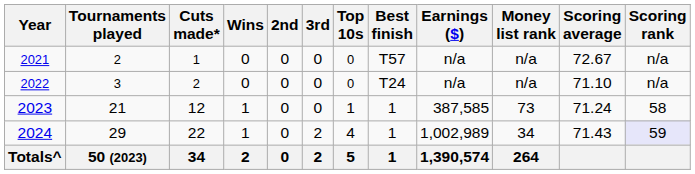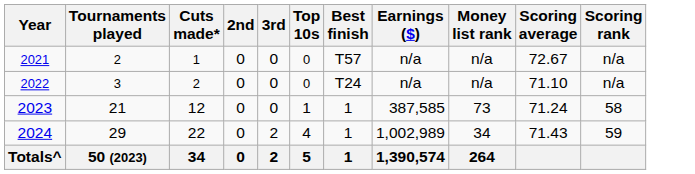- column: (245, 25)
(658, 132) lavender background -> (614, 132) no background
